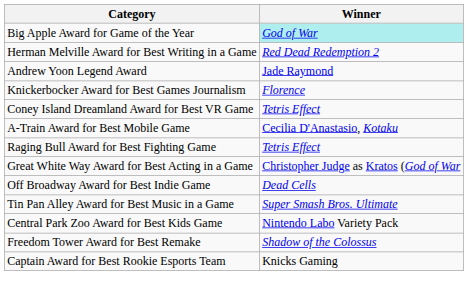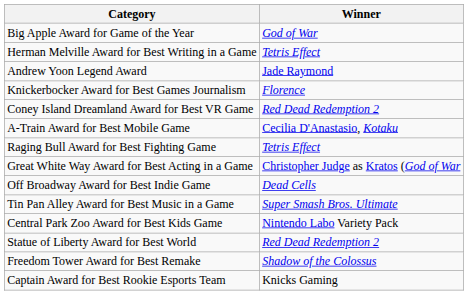(290, 33) paleturquoise background -> (290, 33) no background
(321, 52) Red Dead Redemption 2 -> (291, 52) Tetris Effect
(291, 109) Tetris Effect -> (321, 109) Red Dead Redemption 2
+ row: (102, 242)
